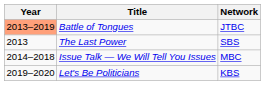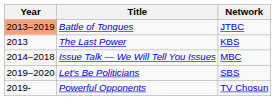(230, 42) SBS -> (230, 42) KBS
(230, 73) KBS -> (230, 73) SBS
+ row: (102, 88)
